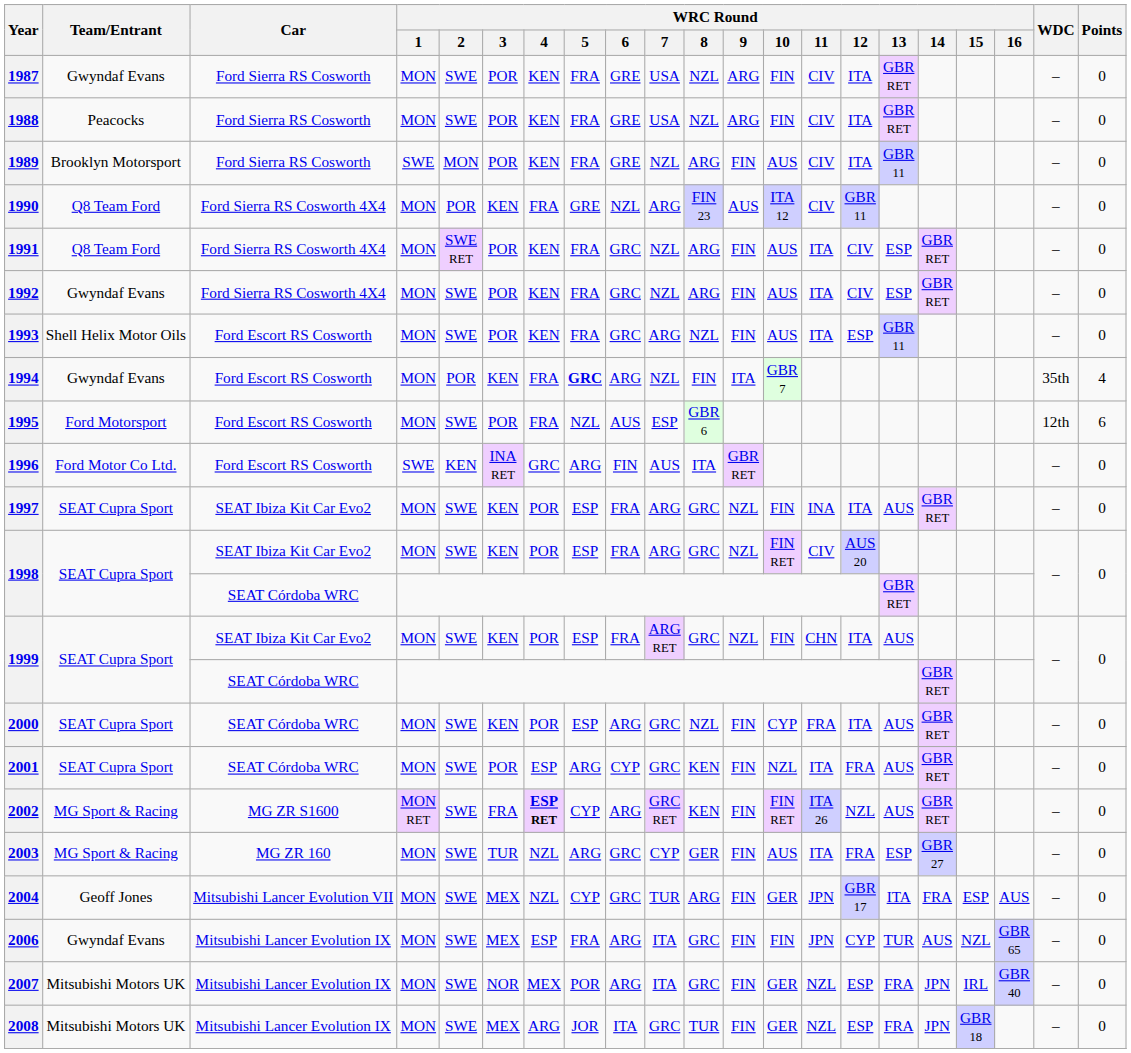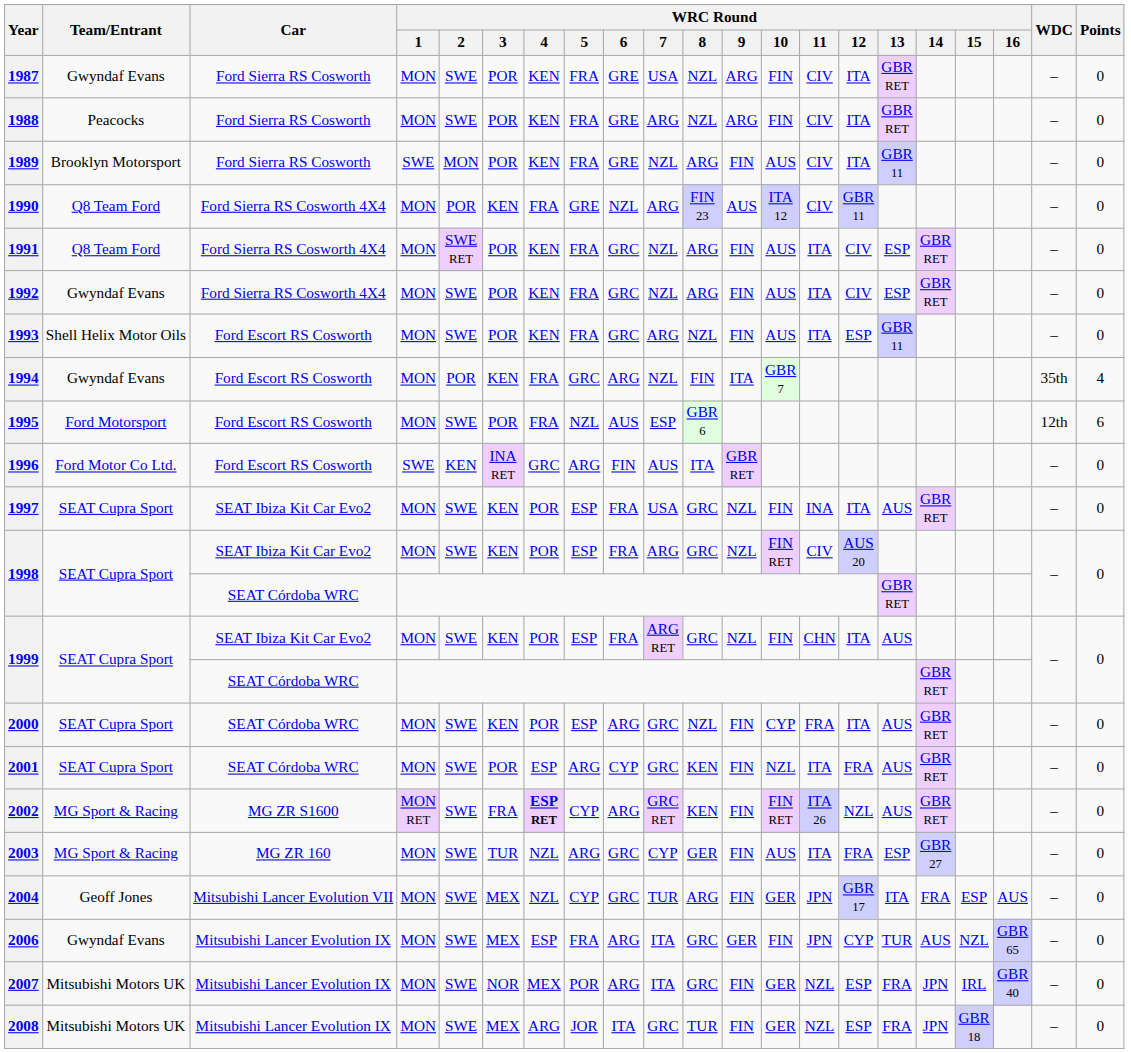(665, 120) USA -> (663, 120) ARG
(585, 379) bold -> (584, 379) normal
(665, 508) ARG -> (663, 508) USA
(743, 940) FIN -> (742, 940) GER
